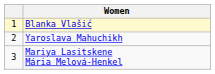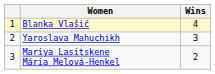+ column: (196, 12)
